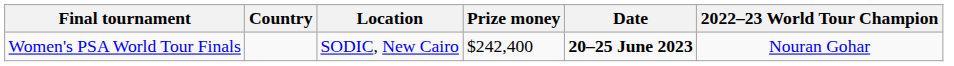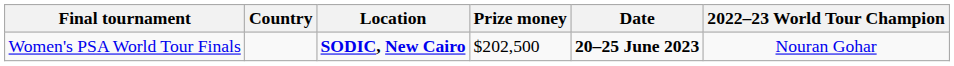(390, 46) normal -> (393, 46) bold
(500, 46) $242,400 -> (507, 46) $202,500
